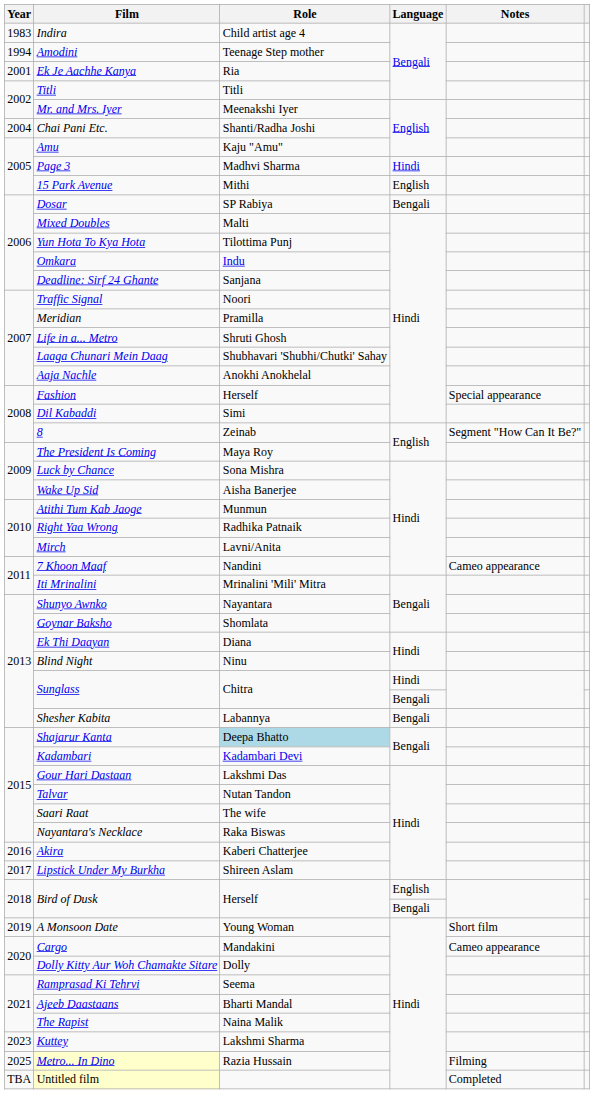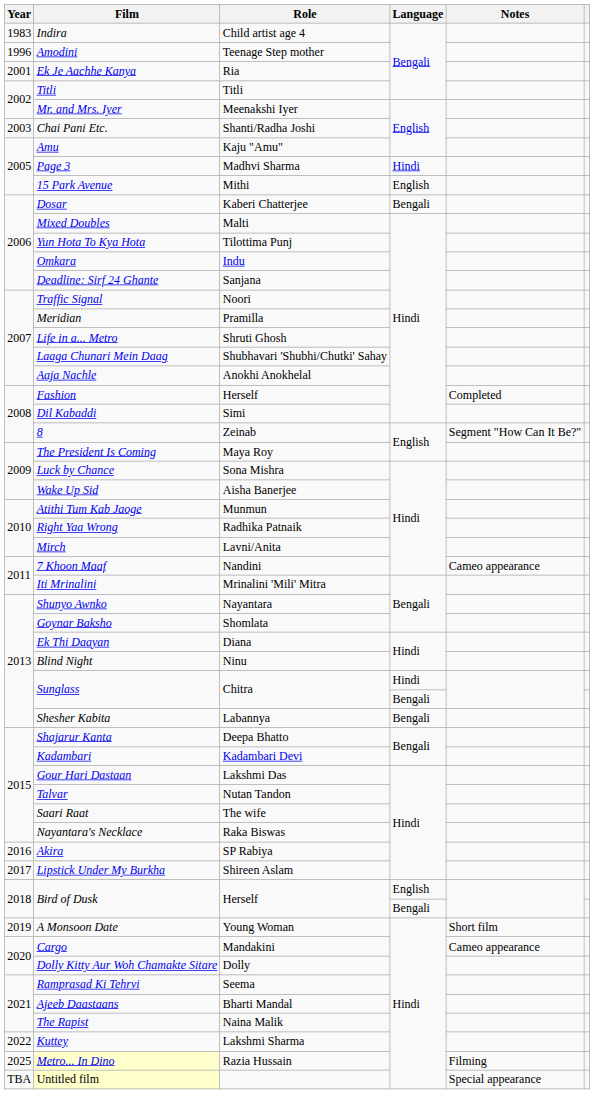(19, 52) 1994 -> (19, 52) 1996
(19, 128) 2004 -> (19, 128) 2003
(248, 204) SP Rabiya -> (265, 204) Kaberi Chatterjee
(495, 394) Special appearance -> (475, 394) Completed
(256, 737) lightblue background -> (256, 737) no background
(265, 851) Kaberi Chatterjee -> (248, 851) SP Rabiya
(19, 1041) 2023 -> (19, 1041) 2022
(475, 1079) Completed -> (495, 1079) Special appearance
